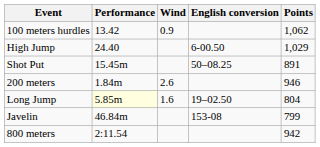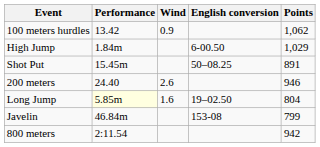(107, 47) 24.40 -> (108, 47) 1.84m
(108, 82) 1.84m -> (107, 82) 24.40
